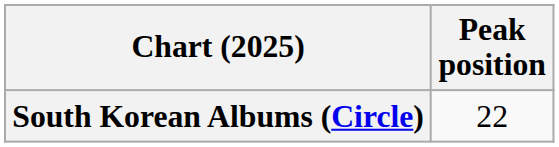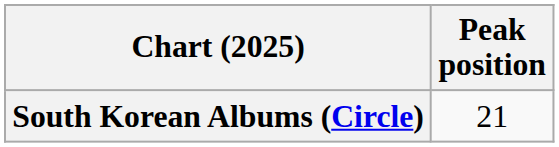(492, 115) 22 -> (492, 115) 21
